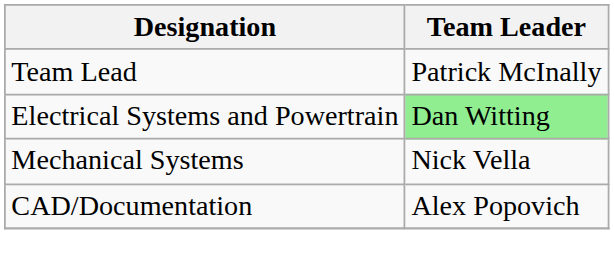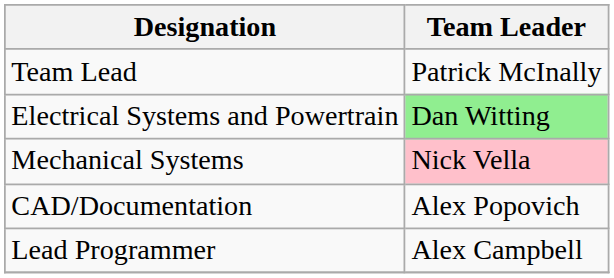(471, 160) no background -> (471, 160) pink background
+ row: (113, 250)
